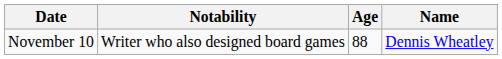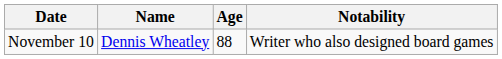columns swapped: (439, 16) <-> (223, 16)
